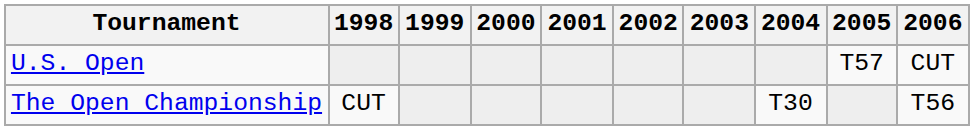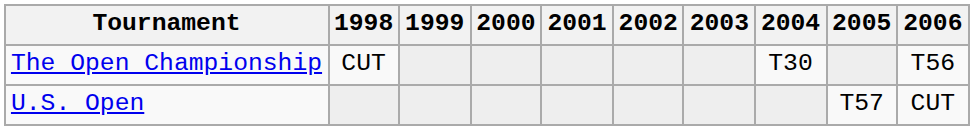rows swapped: (78, 65) <-> (166, 105)
